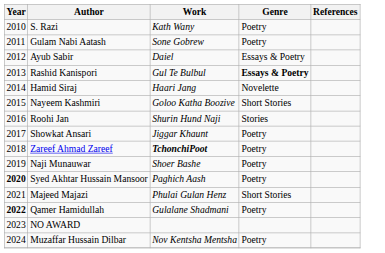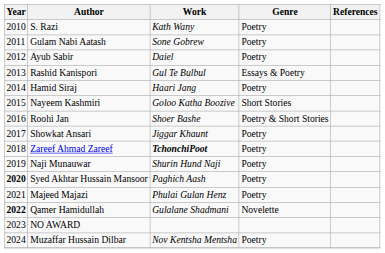(273, 57) Essays & Poetry -> (254, 57) Poetry
(275, 73) bold -> (273, 73) normal
(260, 88) Novelette -> (254, 88) Poetry
(186, 118) Shurin Hund Naji -> (176, 118) Shoer Bashe
(255, 118) Stories -> (285, 118) Poetry & Short Stories
(176, 164) Shoer Bashe -> (186, 164) Shurin Hund Naji
(266, 194) Short Stories -> (254, 194) Poetry
(254, 210) Poetry -> (260, 210) Novelette
